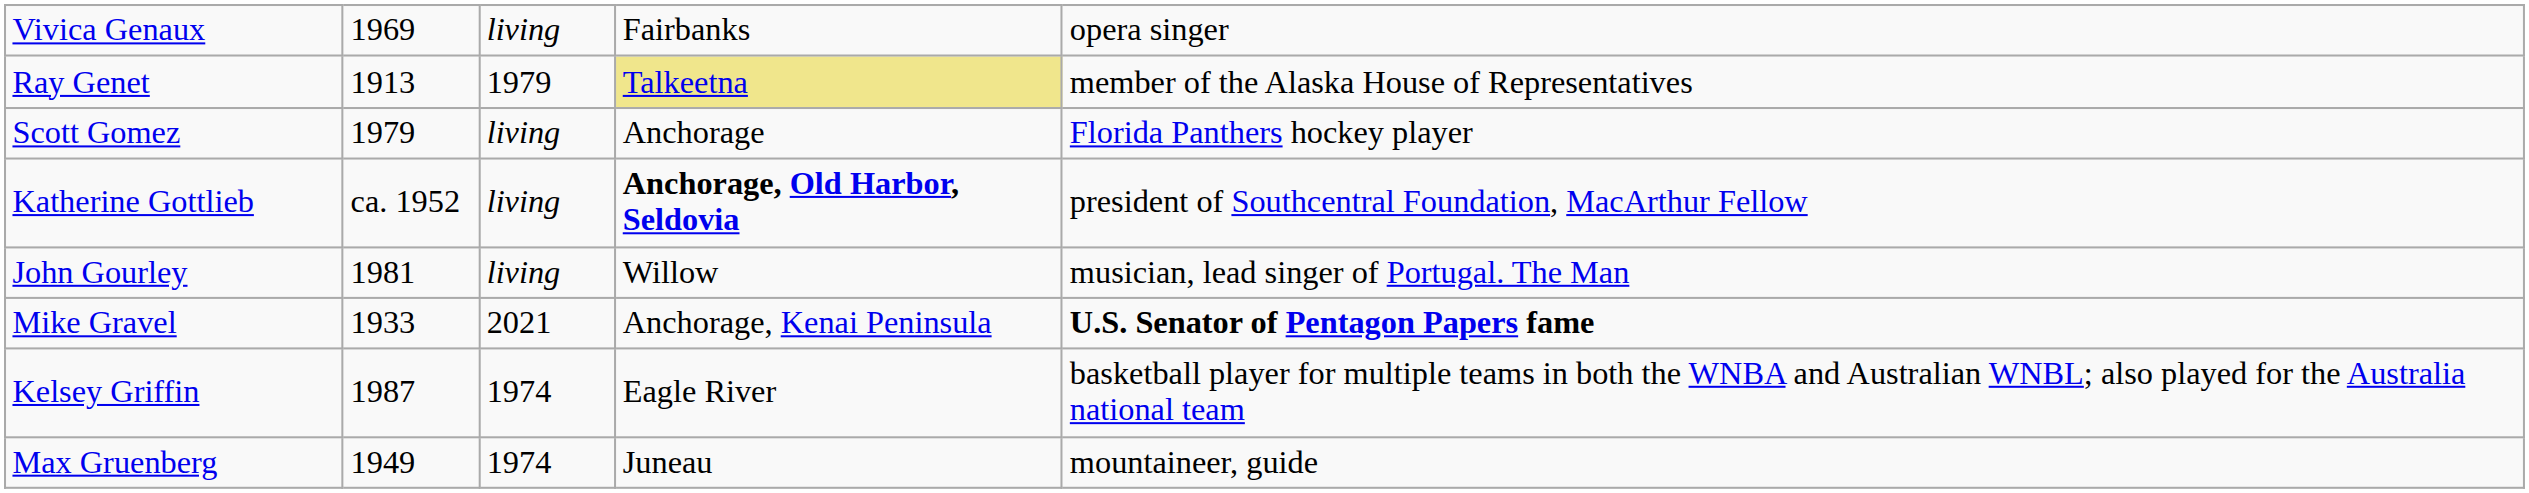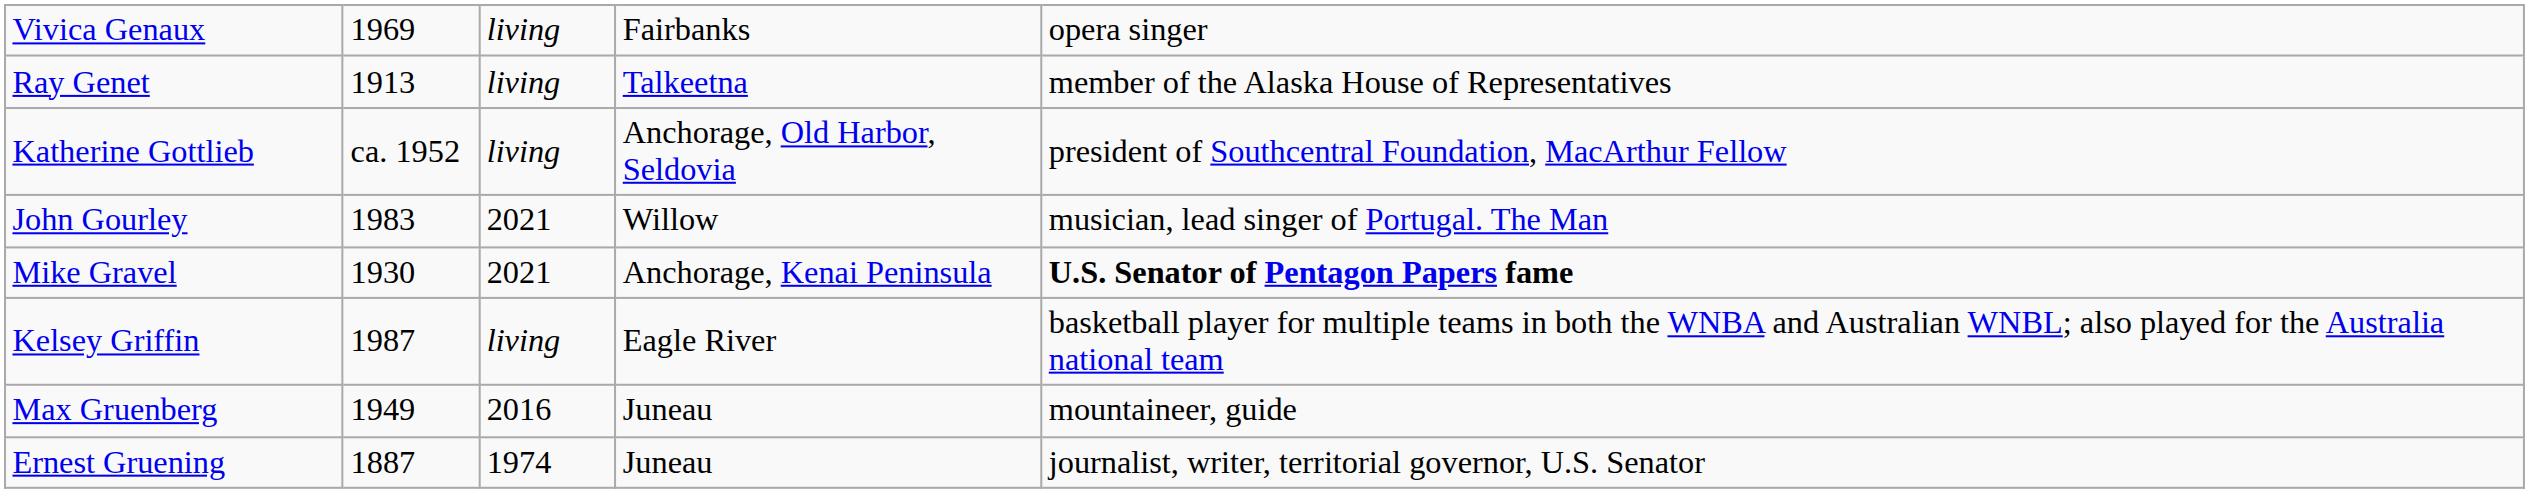(519, 81) 1979 -> (523, 81) living
(685, 81) khaki background -> (685, 81) no background
- row: (96, 132)
(791, 202) bold -> (779, 150) normal
(383, 271) 1981 -> (383, 220) 1983
(523, 271) living -> (519, 220) 2021
(383, 322) 1933 -> (383, 271) 1930
(519, 392) 1974 -> (523, 340) living
(519, 461) 1974 -> (519, 410) 2016
+ row: (119, 461)
